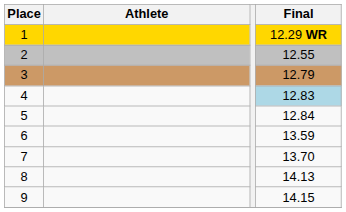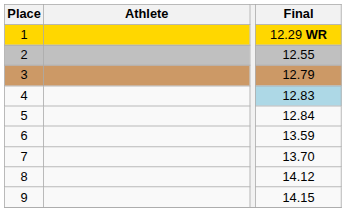(298, 177) 14.13 -> (298, 177) 14.12
